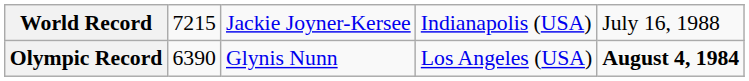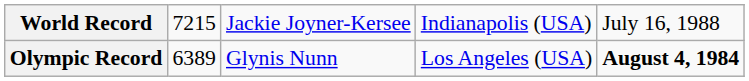(194, 58) 6390 -> (194, 58) 6389
